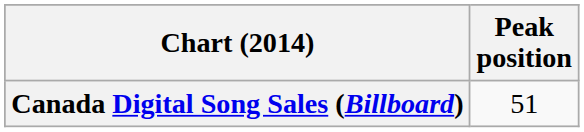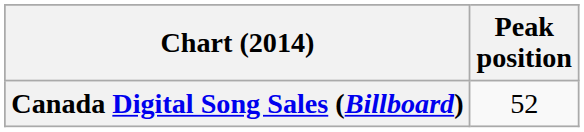(524, 103) 51 -> (524, 103) 52
